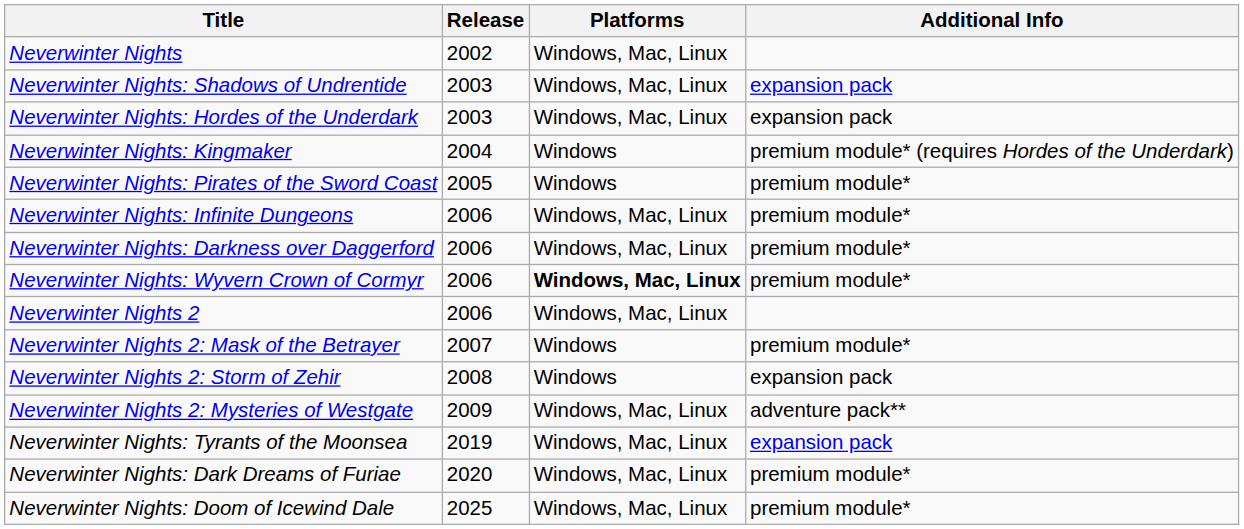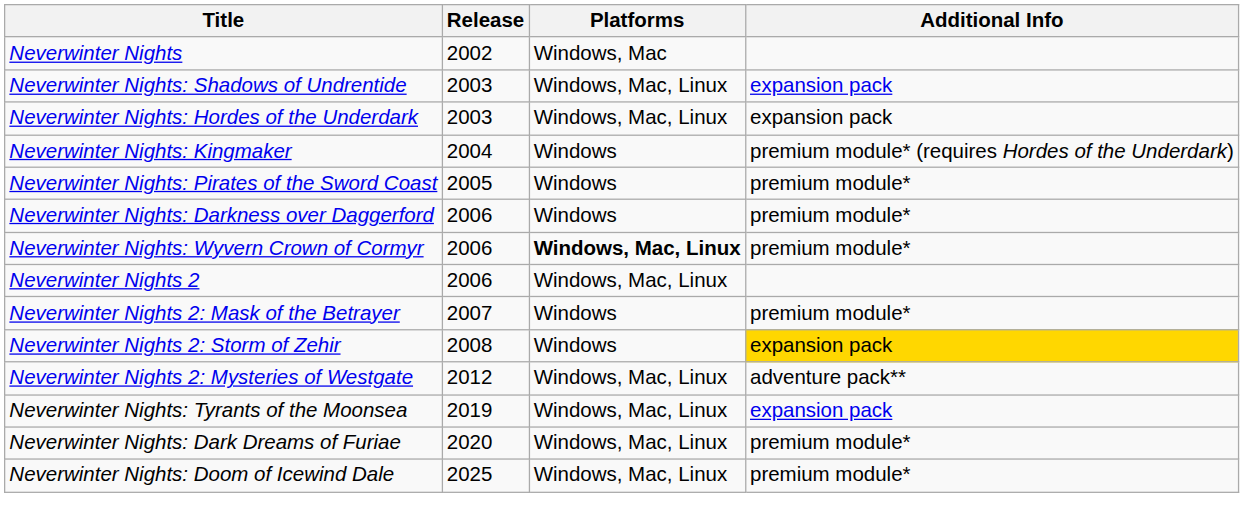(630, 53) Windows, Mac, Linux -> (600, 53) Windows, Mac
- row: (181, 215)
(630, 248) Windows, Mac, Linux -> (575, 215) Windows
(821, 378) no background -> (821, 345) gold background
(470, 410) 2009 -> (470, 378) 2012
